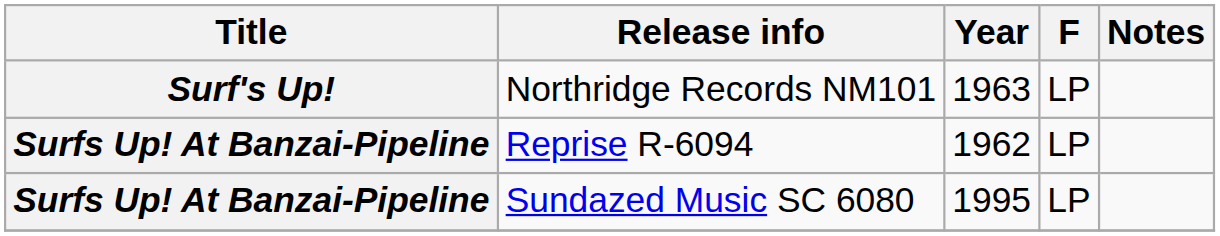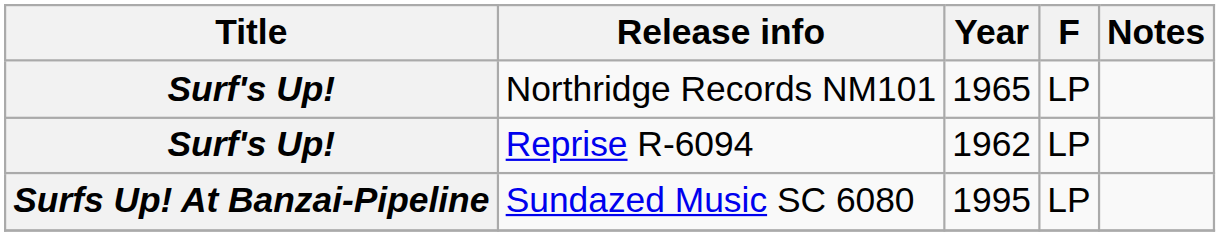(992, 88) 1963 -> (992, 88) 1965
(251, 144) Surfs Up! At Banzai-Pipeline -> (251, 144) Surf's Up!
